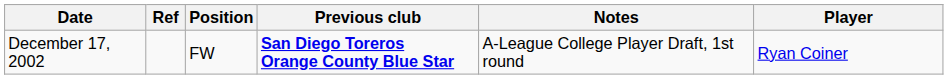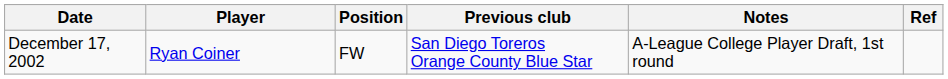columns swapped: (848, 18) <-> (166, 18)
(358, 52) bold -> (502, 52) normal
